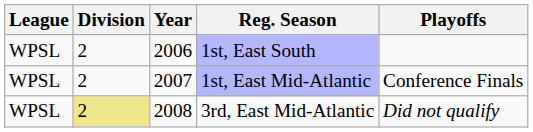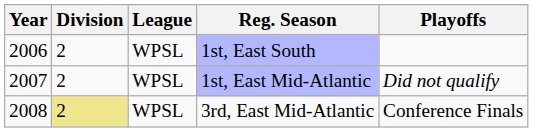columns swapped: (173, 19) <-> (39, 19)
(453, 80) Conference Finals -> (441, 80) Did not qualify
(441, 111) Did not qualify -> (453, 111) Conference Finals
